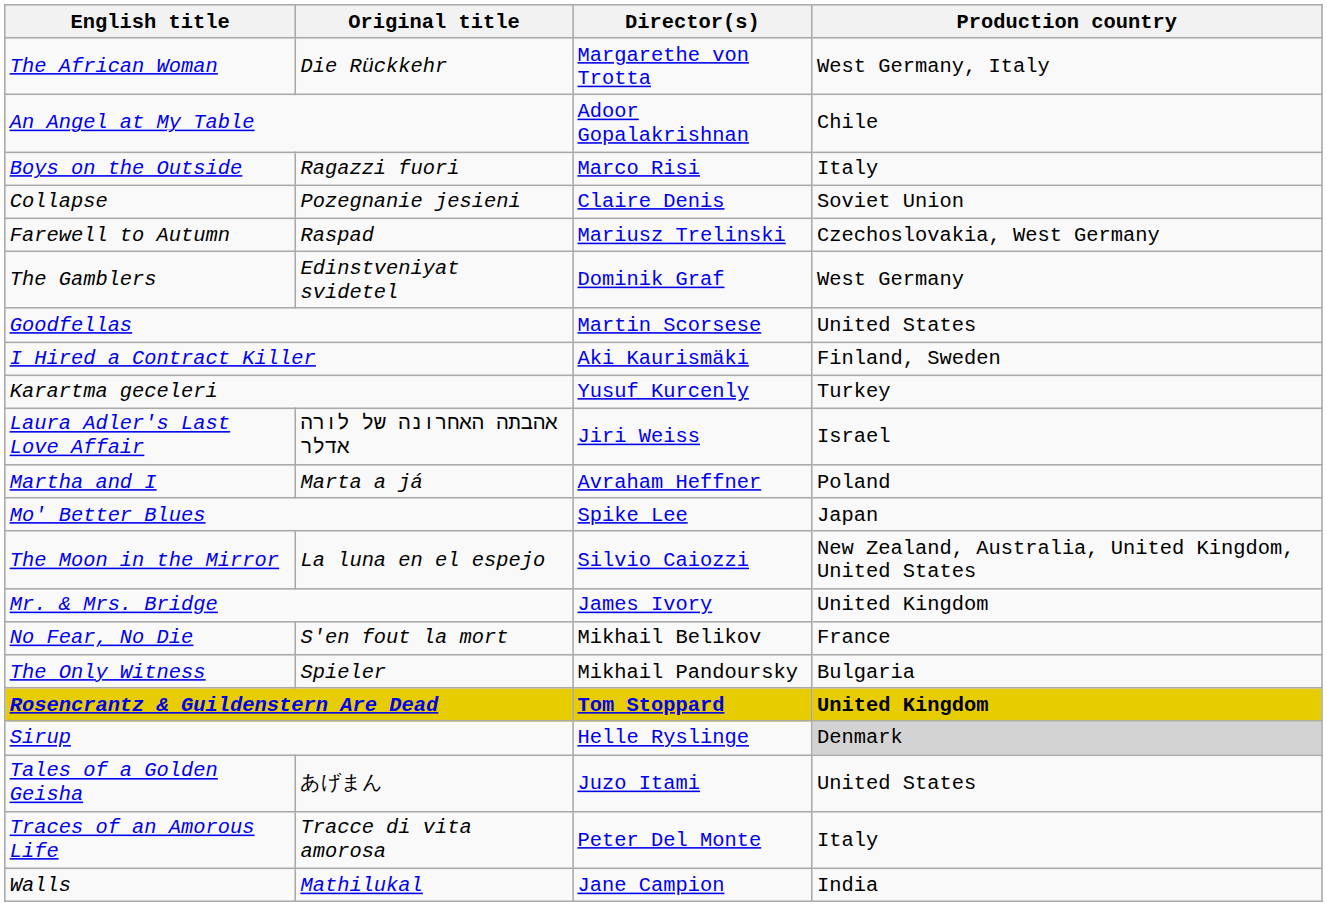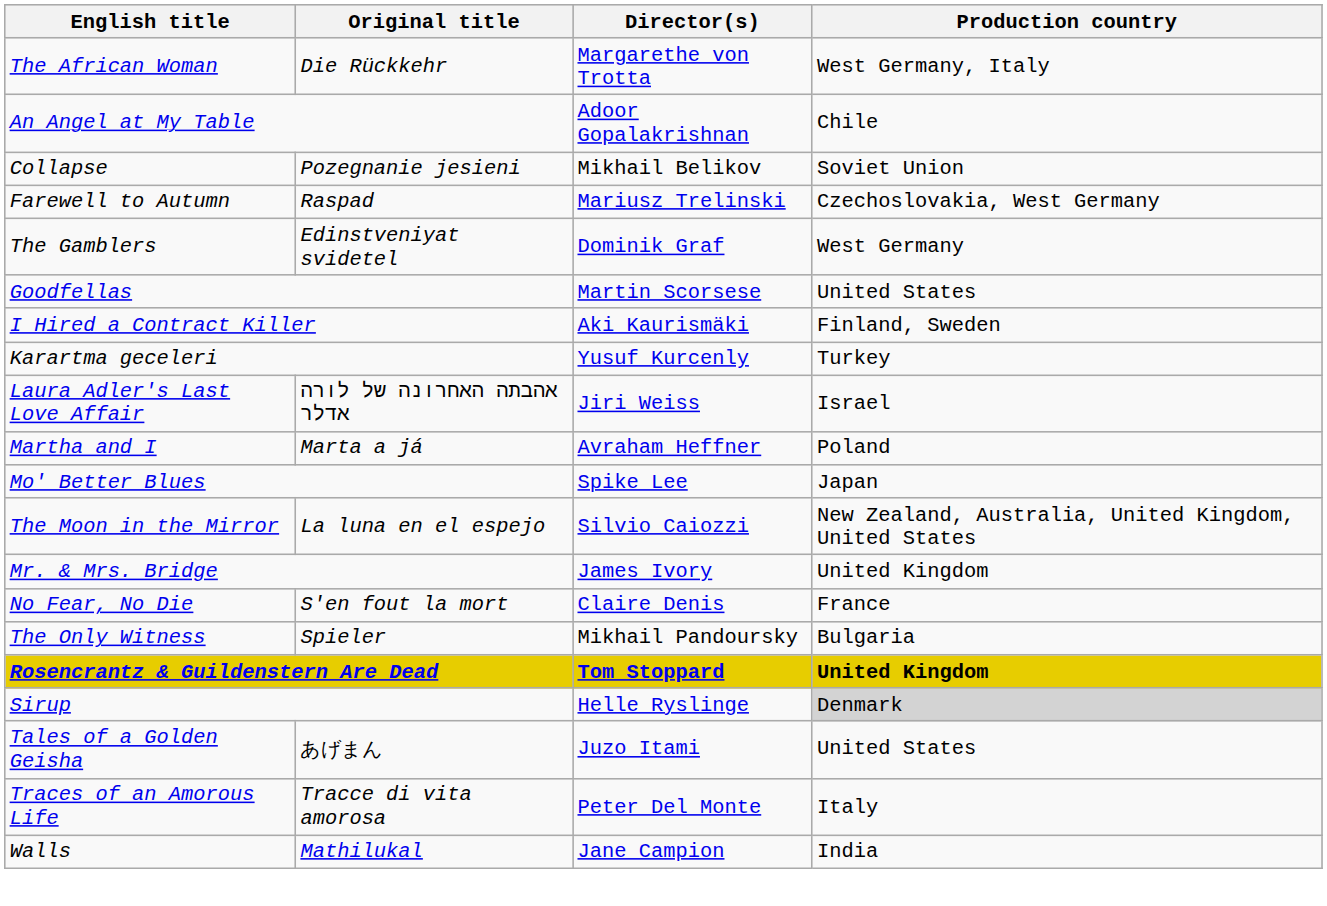- row: (126, 168)
(651, 202) Claire Denis -> (669, 168) Mikhail Belikov
(669, 638) Mikhail Belikov -> (651, 605) Claire Denis
